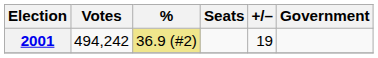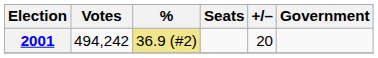(265, 40) 19 -> (265, 40) 20
